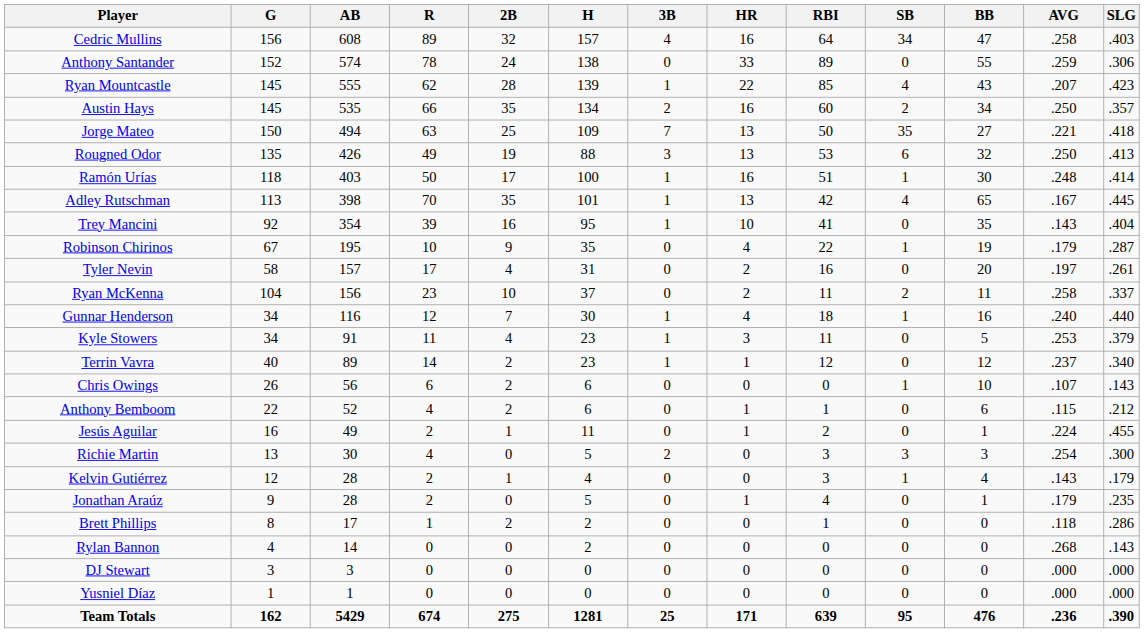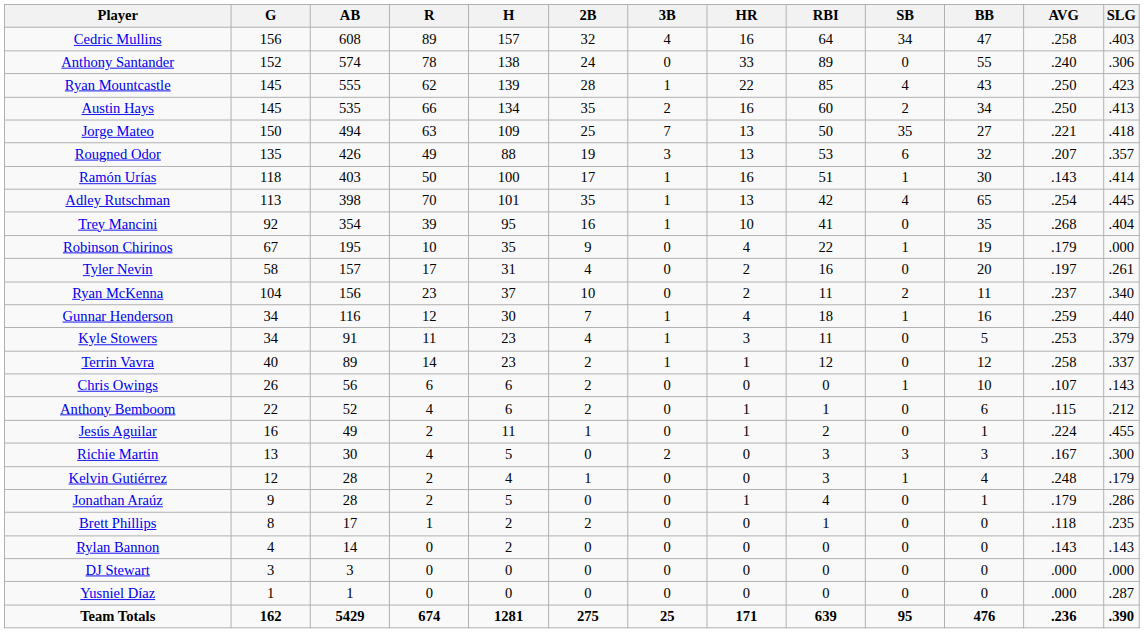columns swapped: (588, 16) <-> (509, 16)
(1064, 62) .259 -> (1064, 62) .240
(1064, 85) .207 -> (1064, 85) .250
(1121, 108) .357 -> (1121, 108) .413
(1064, 154) .250 -> (1064, 154) .207
(1121, 154) .413 -> (1121, 154) .357
(1064, 177) .248 -> (1064, 177) .143
(1064, 200) .167 -> (1064, 200) .254
(1064, 223) .143 -> (1064, 223) .268
(1121, 246) .287 -> (1121, 246) .000
(1064, 293) .258 -> (1064, 293) .237
(1121, 293) .337 -> (1121, 293) .340
(1064, 316) .240 -> (1064, 316) .259
(1064, 362) .237 -> (1064, 362) .258
(1121, 362) .340 -> (1121, 362) .337
(1064, 454) .254 -> (1064, 454) .167
(1064, 477) .143 -> (1064, 477) .248
(1121, 500) .235 -> (1121, 500) .286
(1121, 524) .286 -> (1121, 524) .235
(1064, 547) .268 -> (1064, 547) .143
(1121, 593) .000 -> (1121, 593) .287
